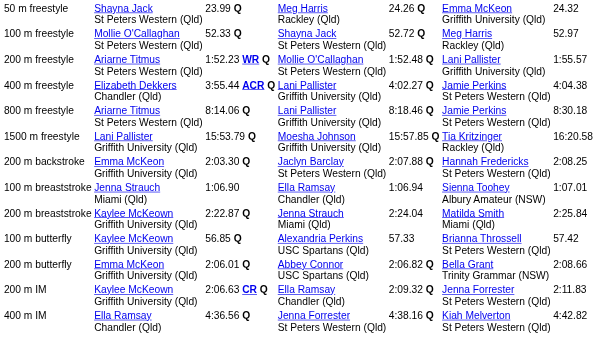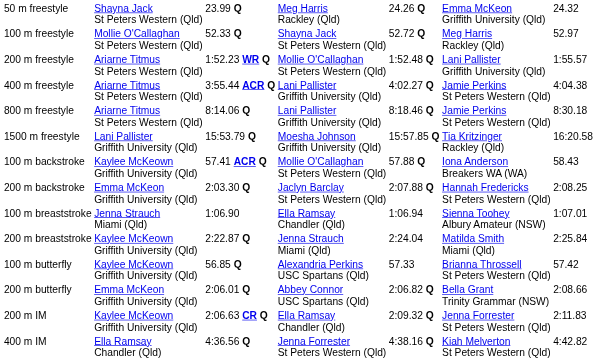(135, 91) Elizabeth Dekkers Chandler (Qld) -> (148, 91) Ariarne Titmus St Peters Western (Qld)
+ row: (44, 162)
